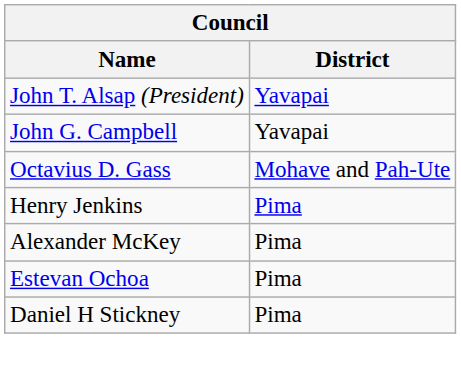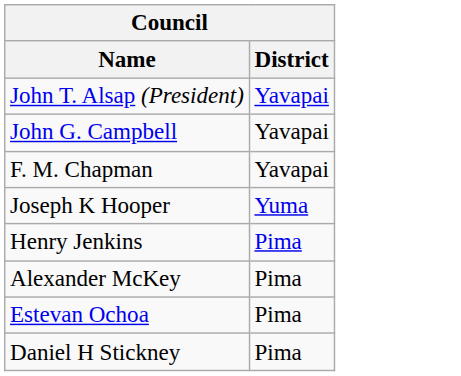+ row: (81, 168)
- row: (90, 168)
+ row: (90, 205)
